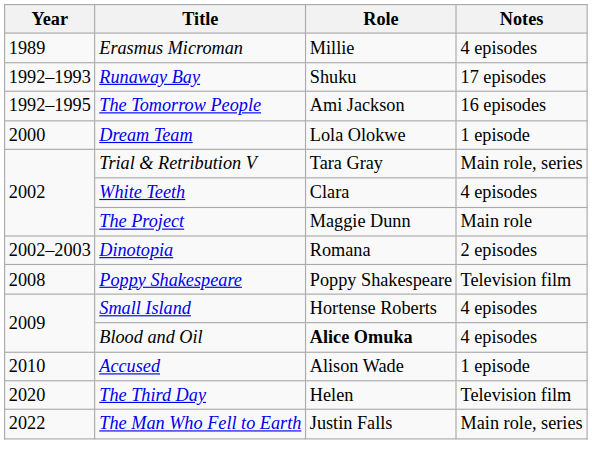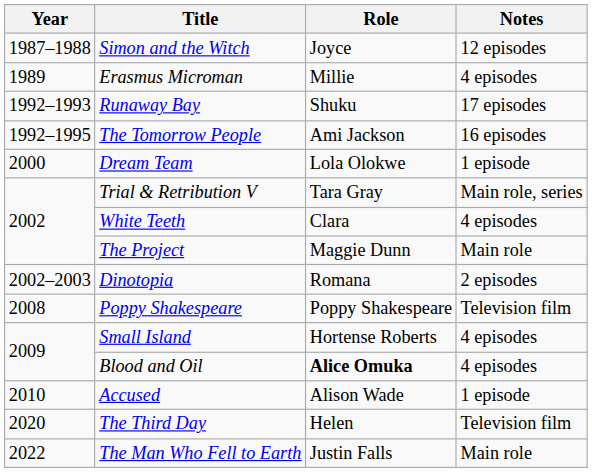+ row: (174, 47)
(522, 423) Main role, series -> (496, 452) Main role
